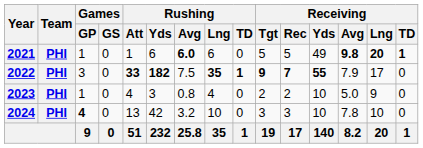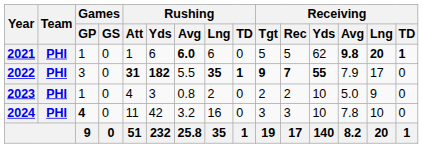(319, 53) 49 -> (319, 53) 62
(133, 73) 33 -> (133, 73) 31
(186, 73) 7.5 -> (186, 73) 5.5
(211, 93) 4 -> (211, 93) 2
(133, 113) 13 -> (132, 113) 11
(214, 113) 10 -> (214, 113) 16
